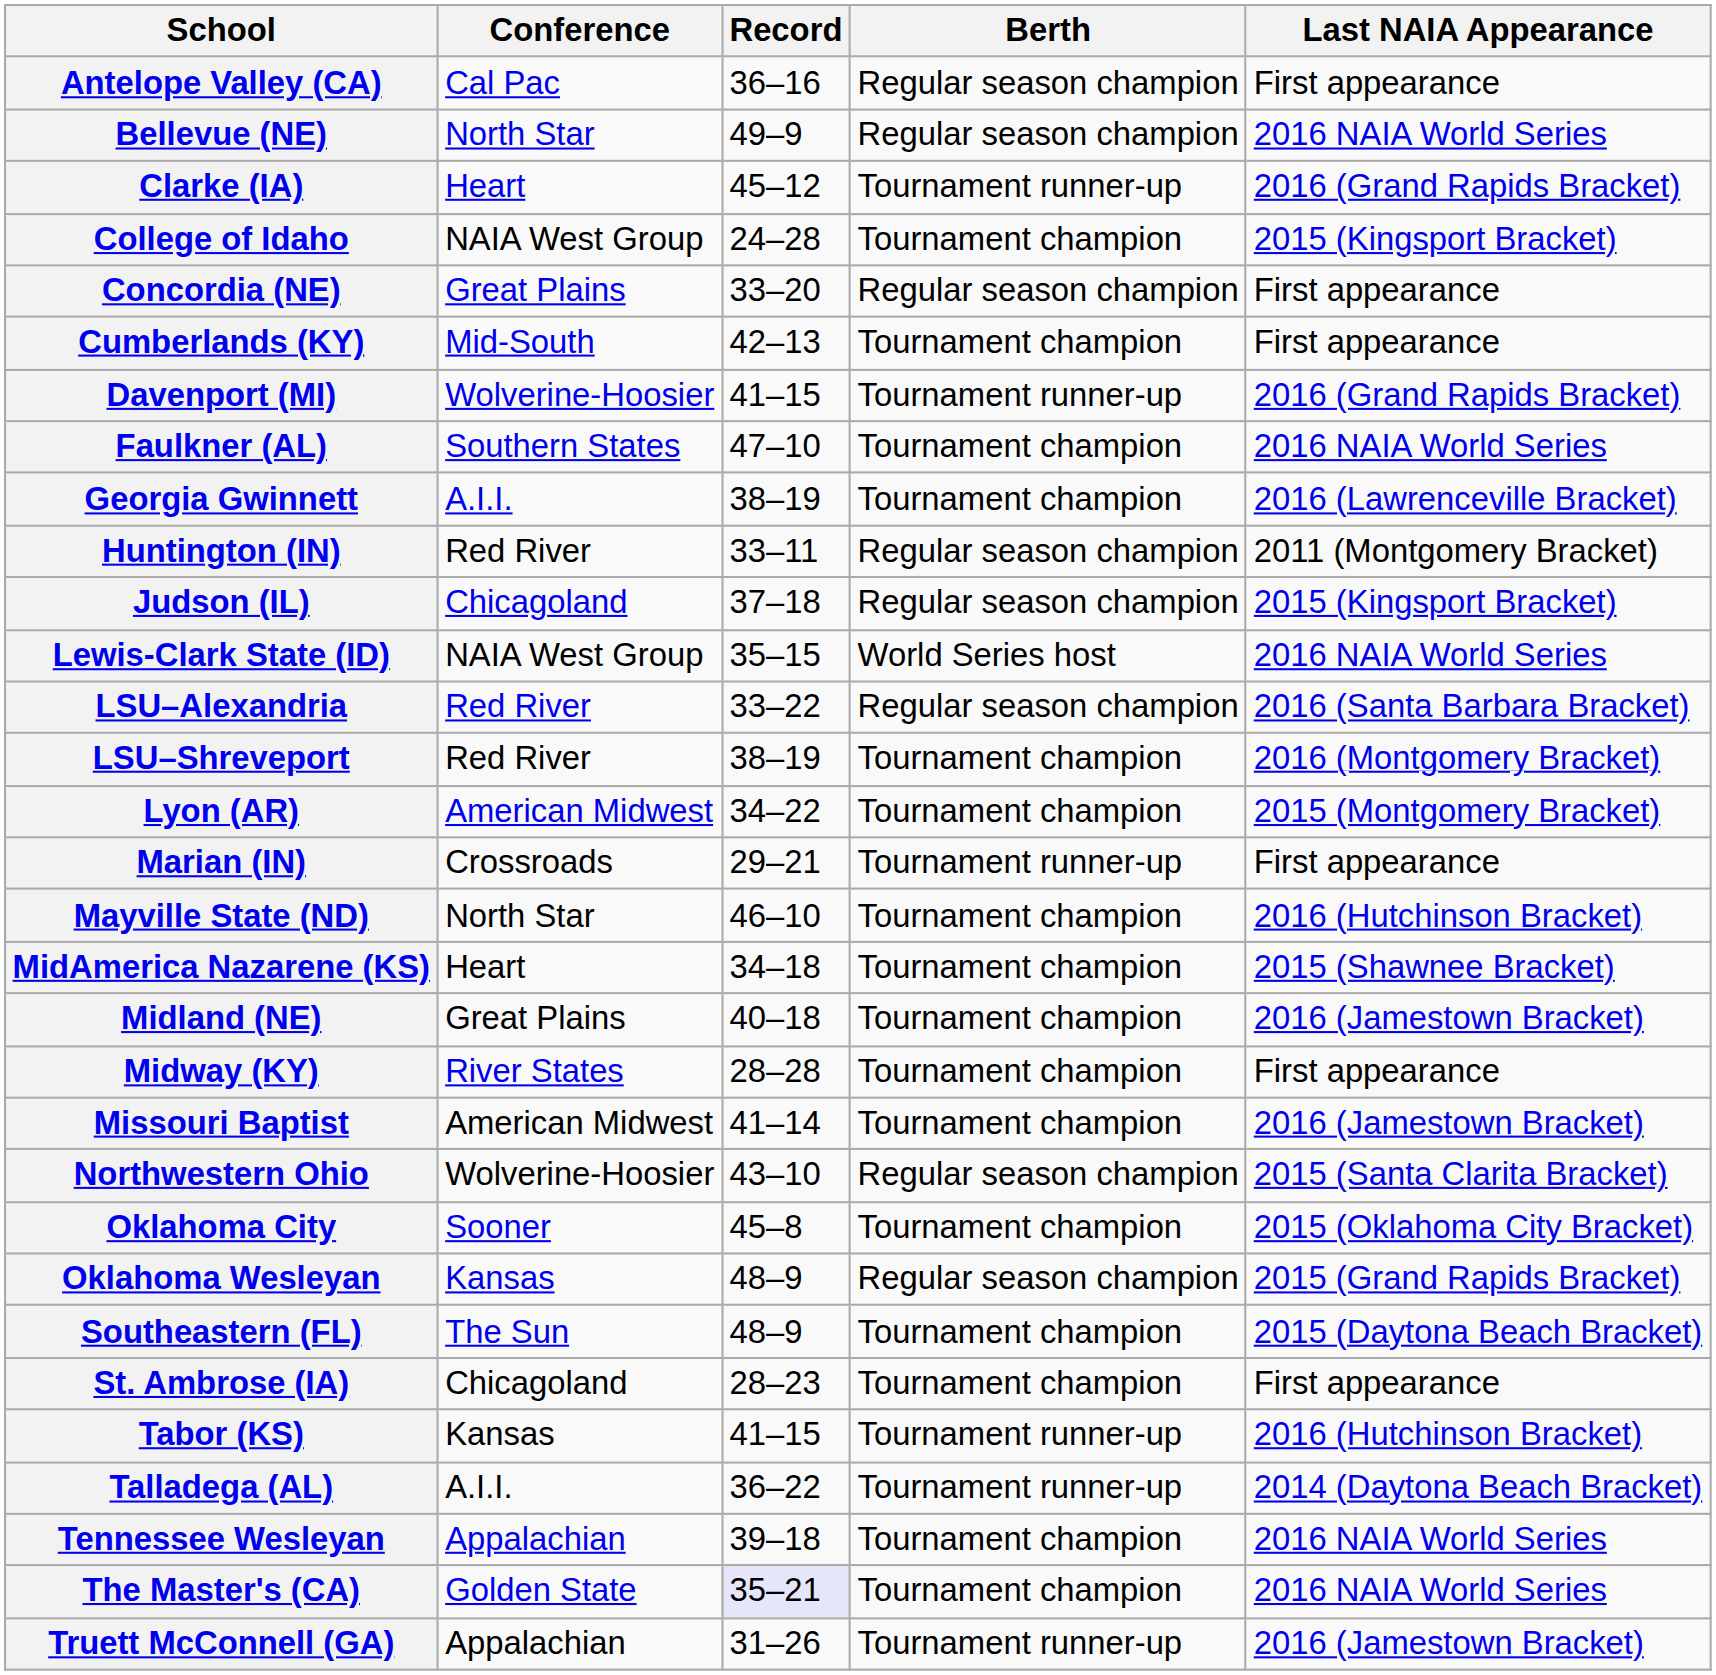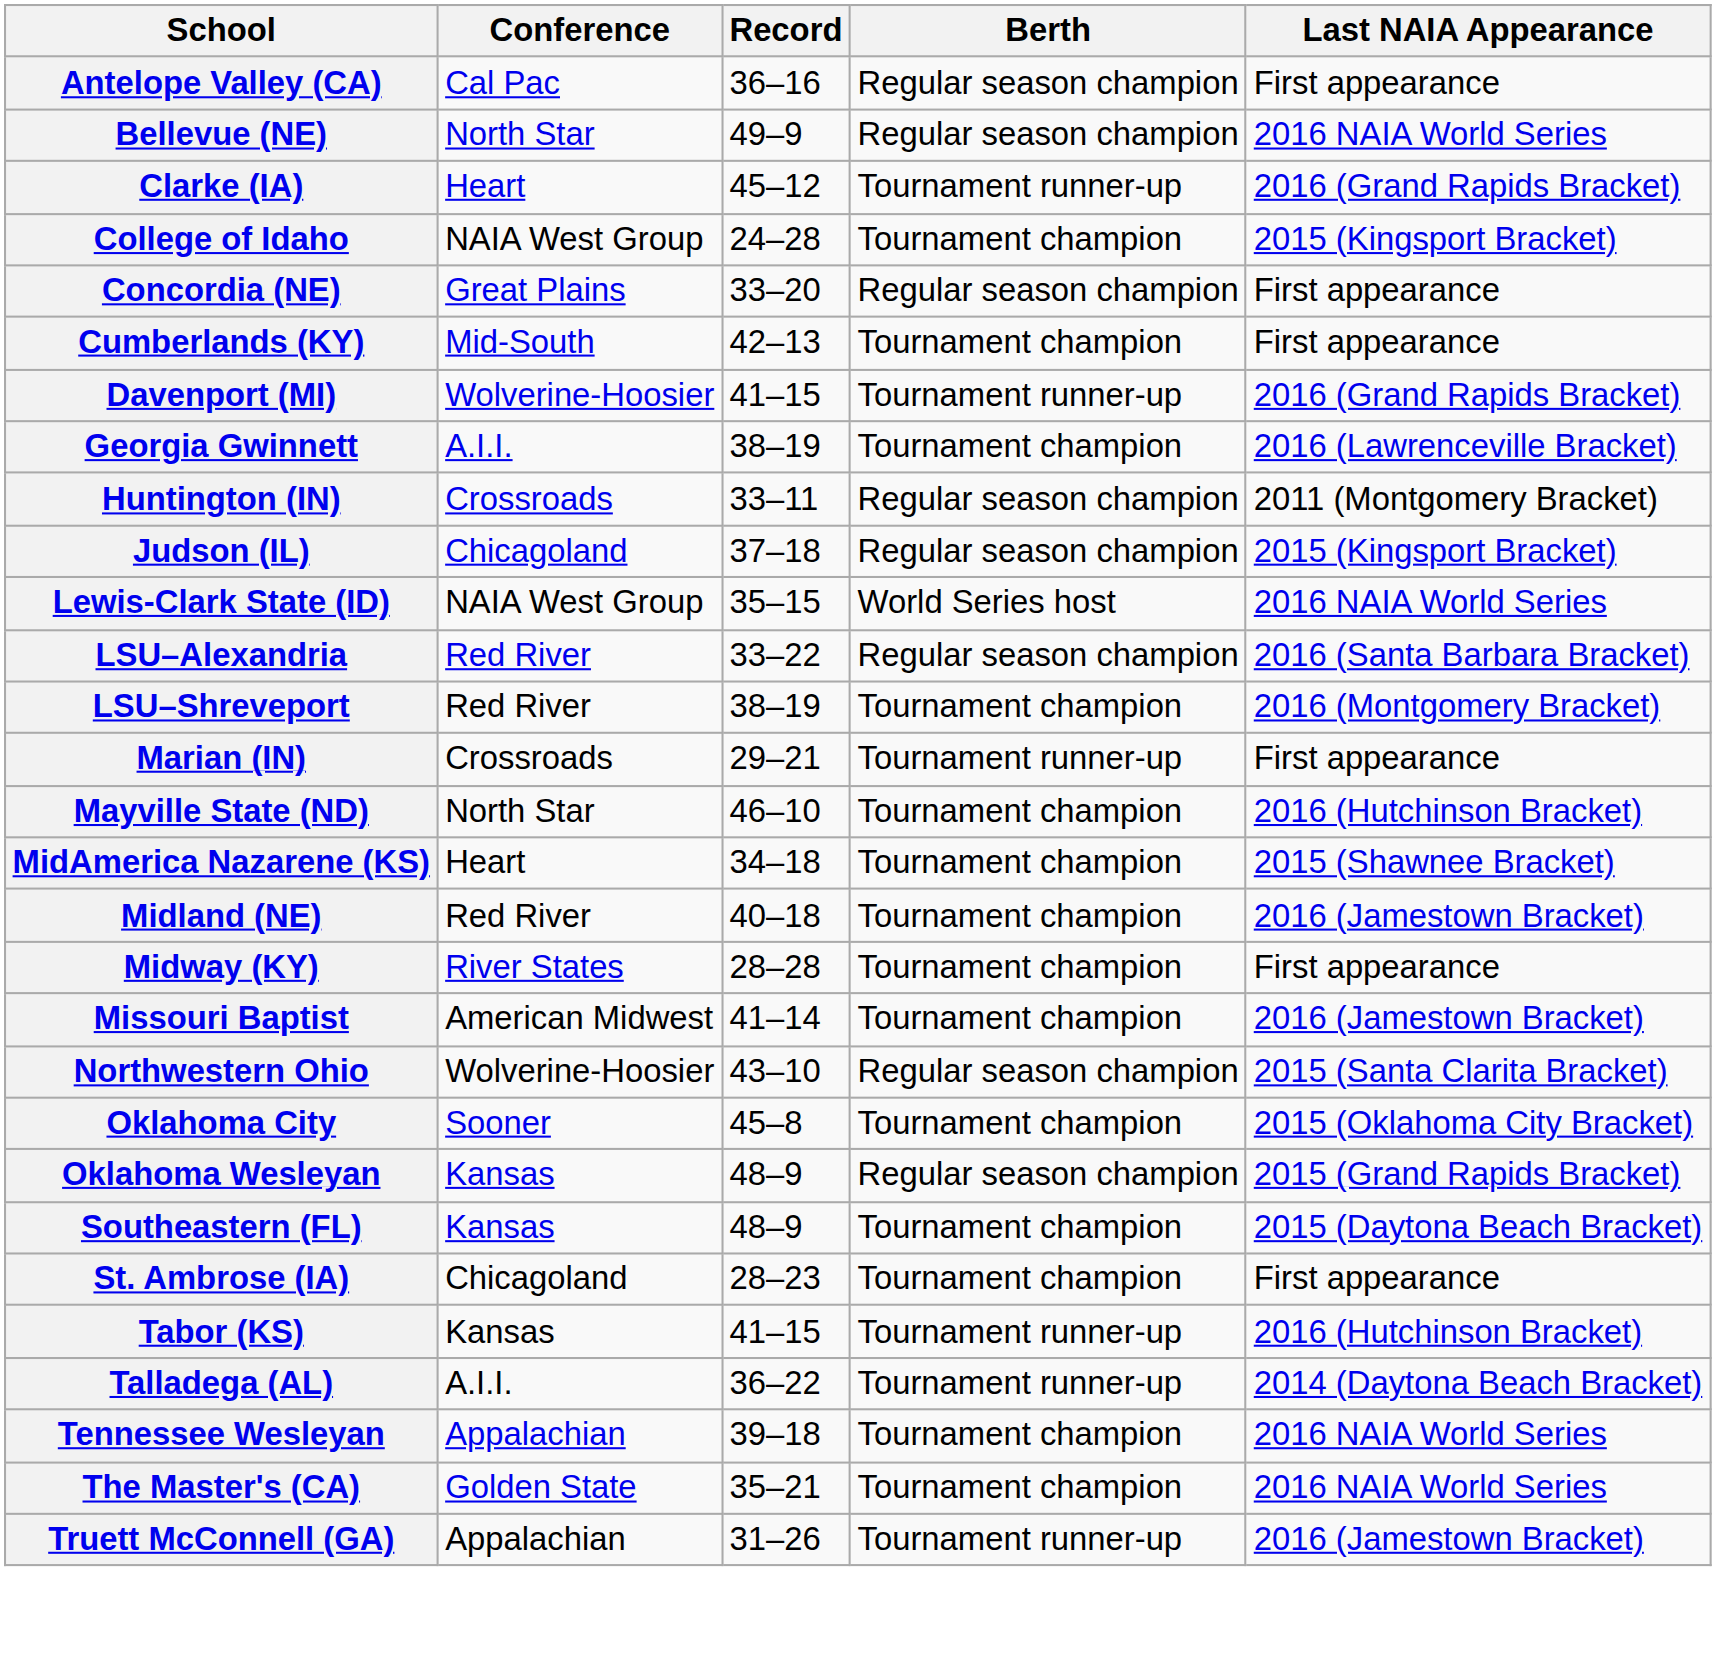- row: (221, 446)
(518, 550) Red River -> (529, 498) Crossroads
- row: (221, 810)
(535, 1018) Great Plains -> (518, 914) Red River
(507, 1330) The Sun -> (500, 1226) Kansas
(775, 1591) lavender background -> (775, 1487) no background
